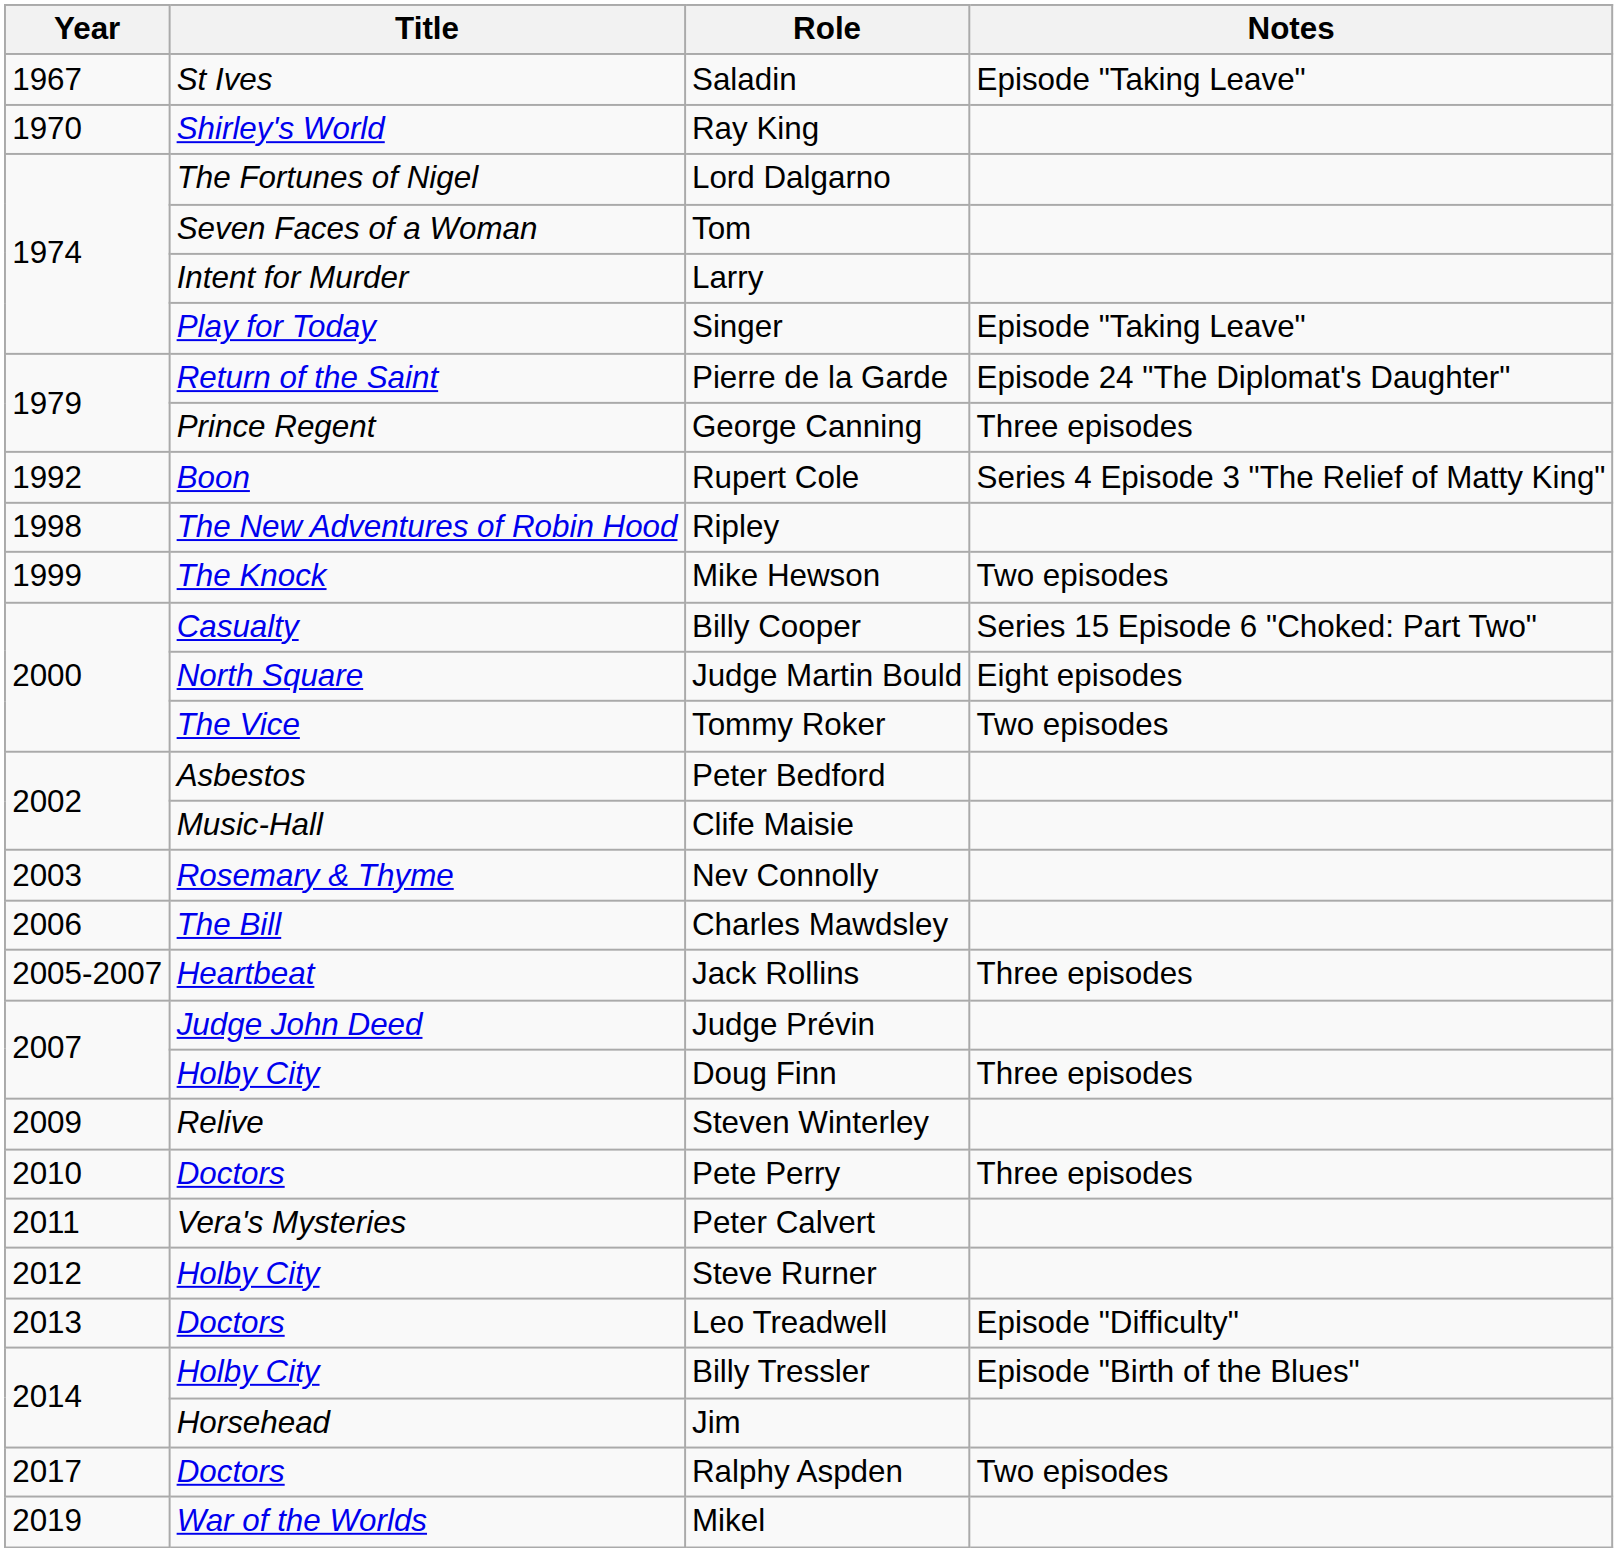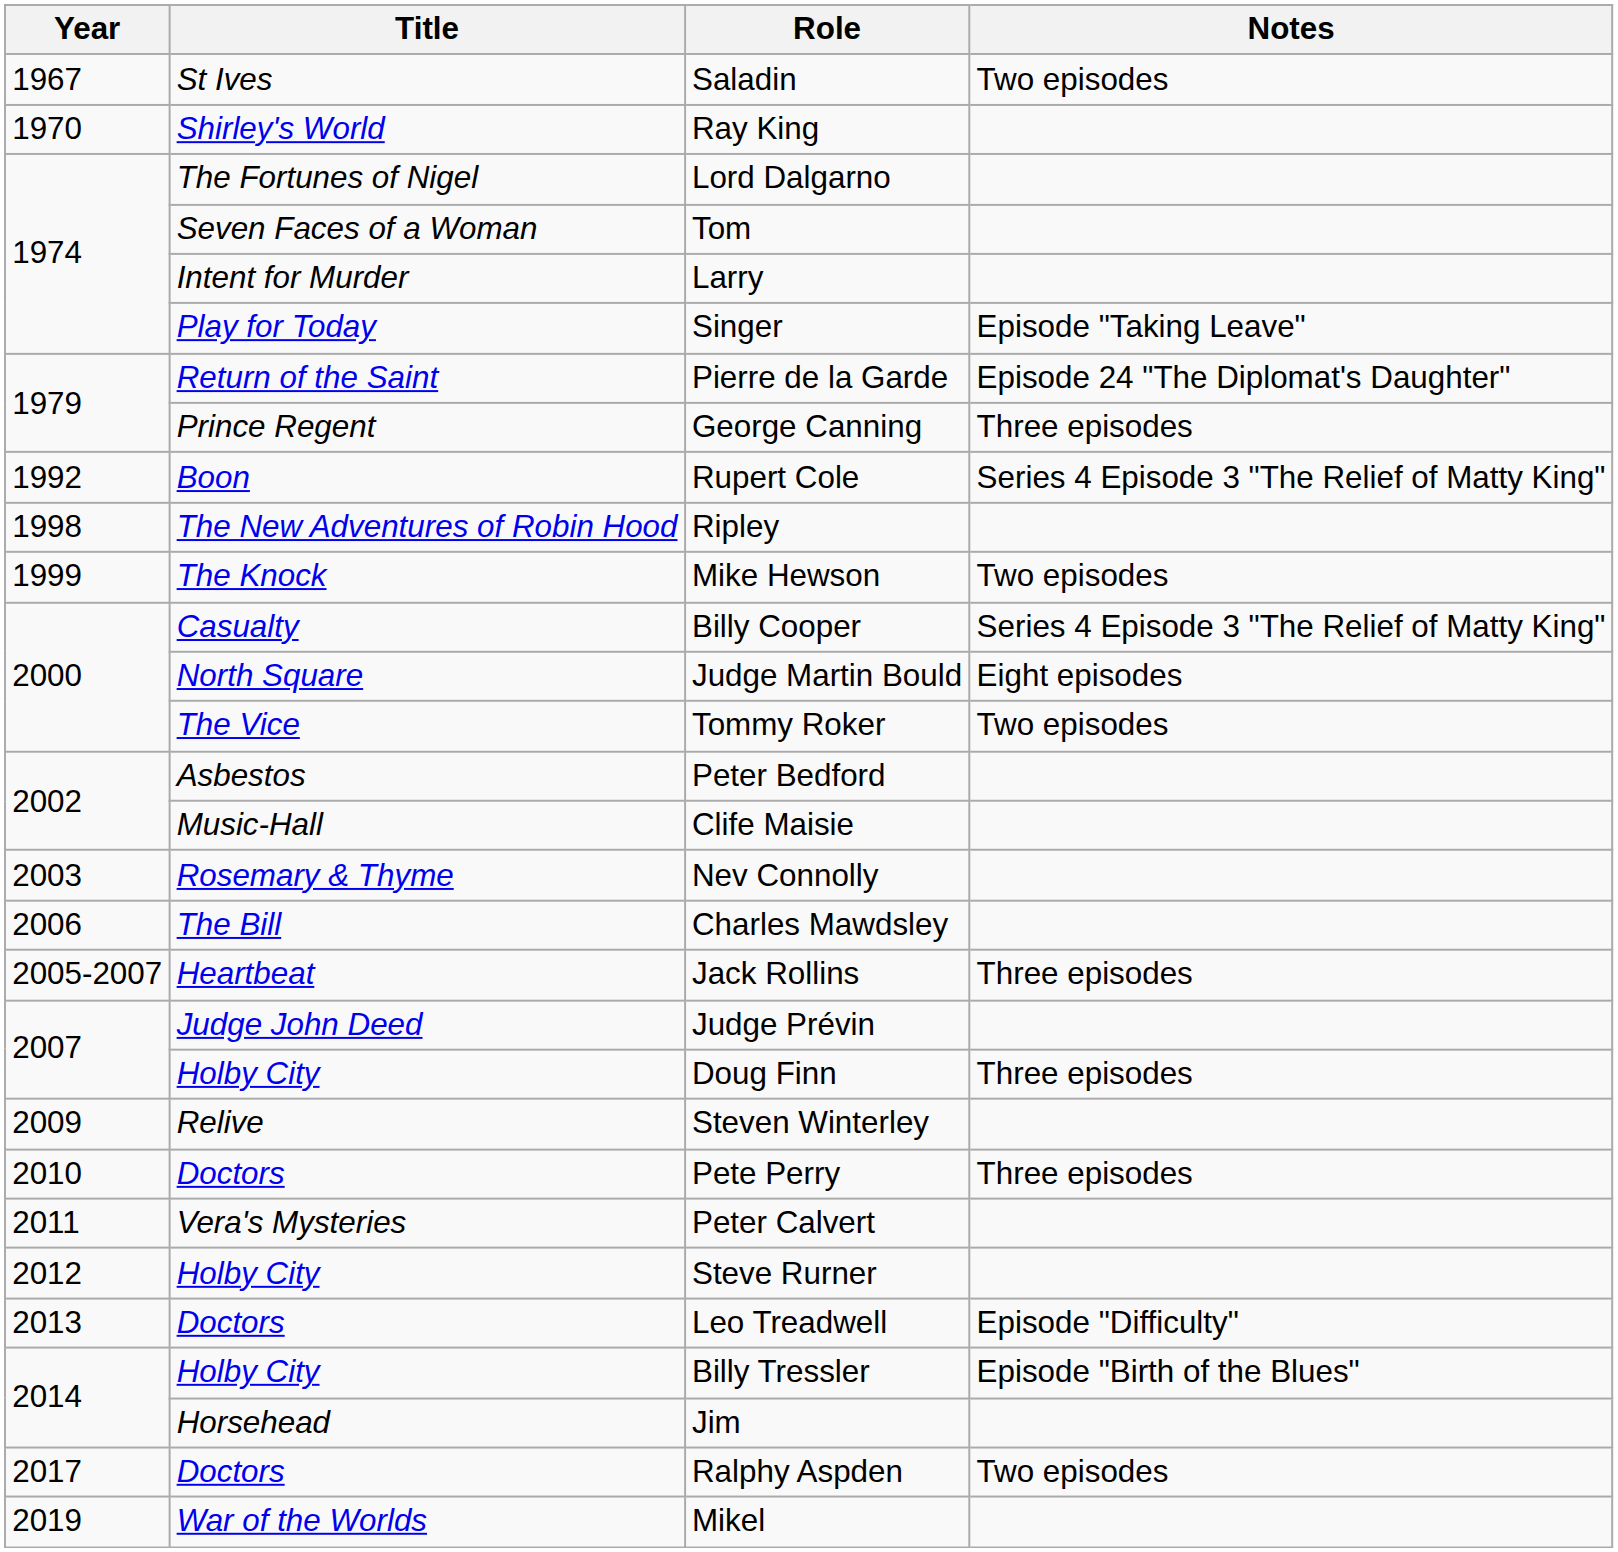(1141, 79) Episode "Taking Leave" -> (1073, 79) Two episodes
(1257, 626) Series 15 Episode 6 "Choked: Part Two" -> (1291, 626) Series 4 Episode 3 "The Relief of Matty King"
